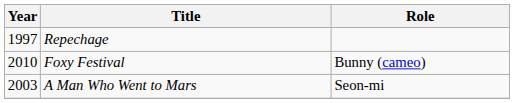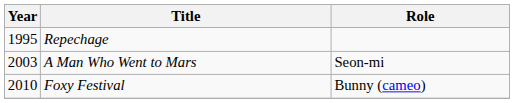(23, 39) 1997 -> (23, 39) 1995
rows swapped: (120, 86) <-> (84, 62)
